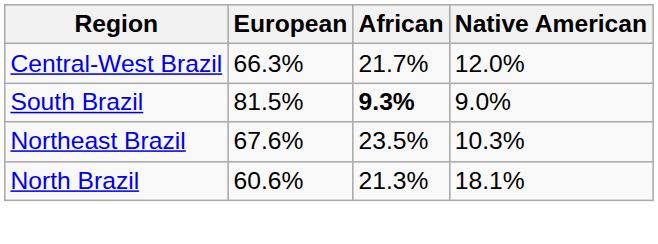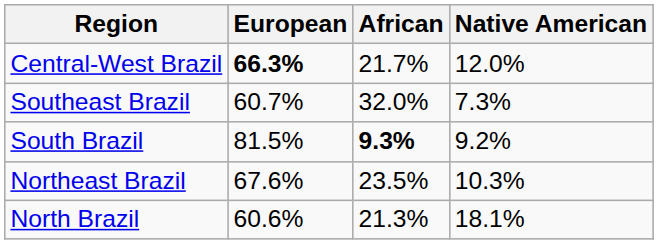(269, 63) normal -> (269, 63) bold
+ row: (100, 102)
(483, 102) 9.0% -> (483, 141) 9.2%
